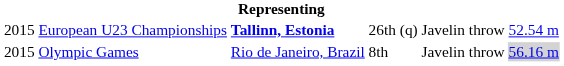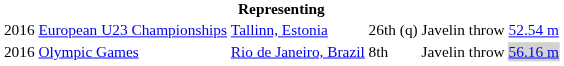(19, 30) 2015 -> (19, 30) 2016
(283, 30) bold -> (279, 30) normal
(19, 51) 2015 -> (19, 51) 2016
